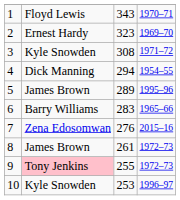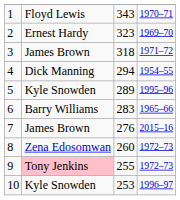(60, 52) Kyle Snowden -> (57, 52) James Brown
(126, 52) 308 -> (126, 52) 318
(57, 90) James Brown -> (60, 90) Kyle Snowden
(68, 128) Zena Edosomwan -> (57, 128) James Brown
(57, 147) James Brown -> (68, 147) Zena Edosomwan
(126, 147) 261 -> (126, 147) 260
